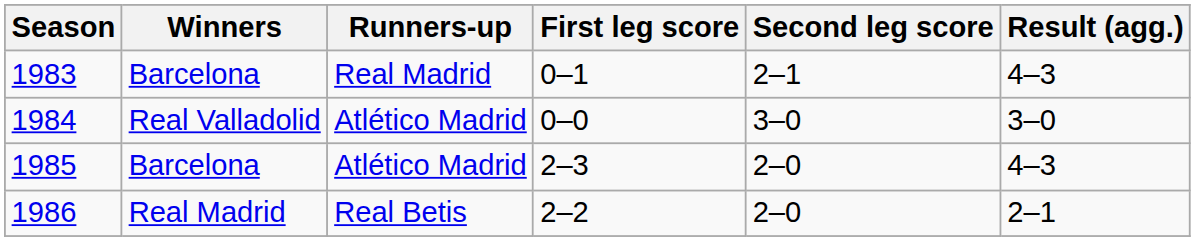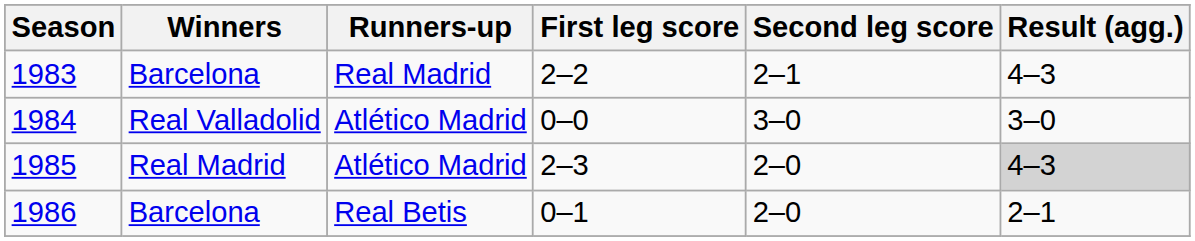(564, 73) 0–1 -> (564, 73) 2–2
(194, 166) Barcelona -> (207, 166) Real Madrid
(1032, 166) no background -> (1032, 166) lightgrey background
(207, 212) Real Madrid -> (194, 212) Barcelona
(564, 212) 2–2 -> (564, 212) 0–1
